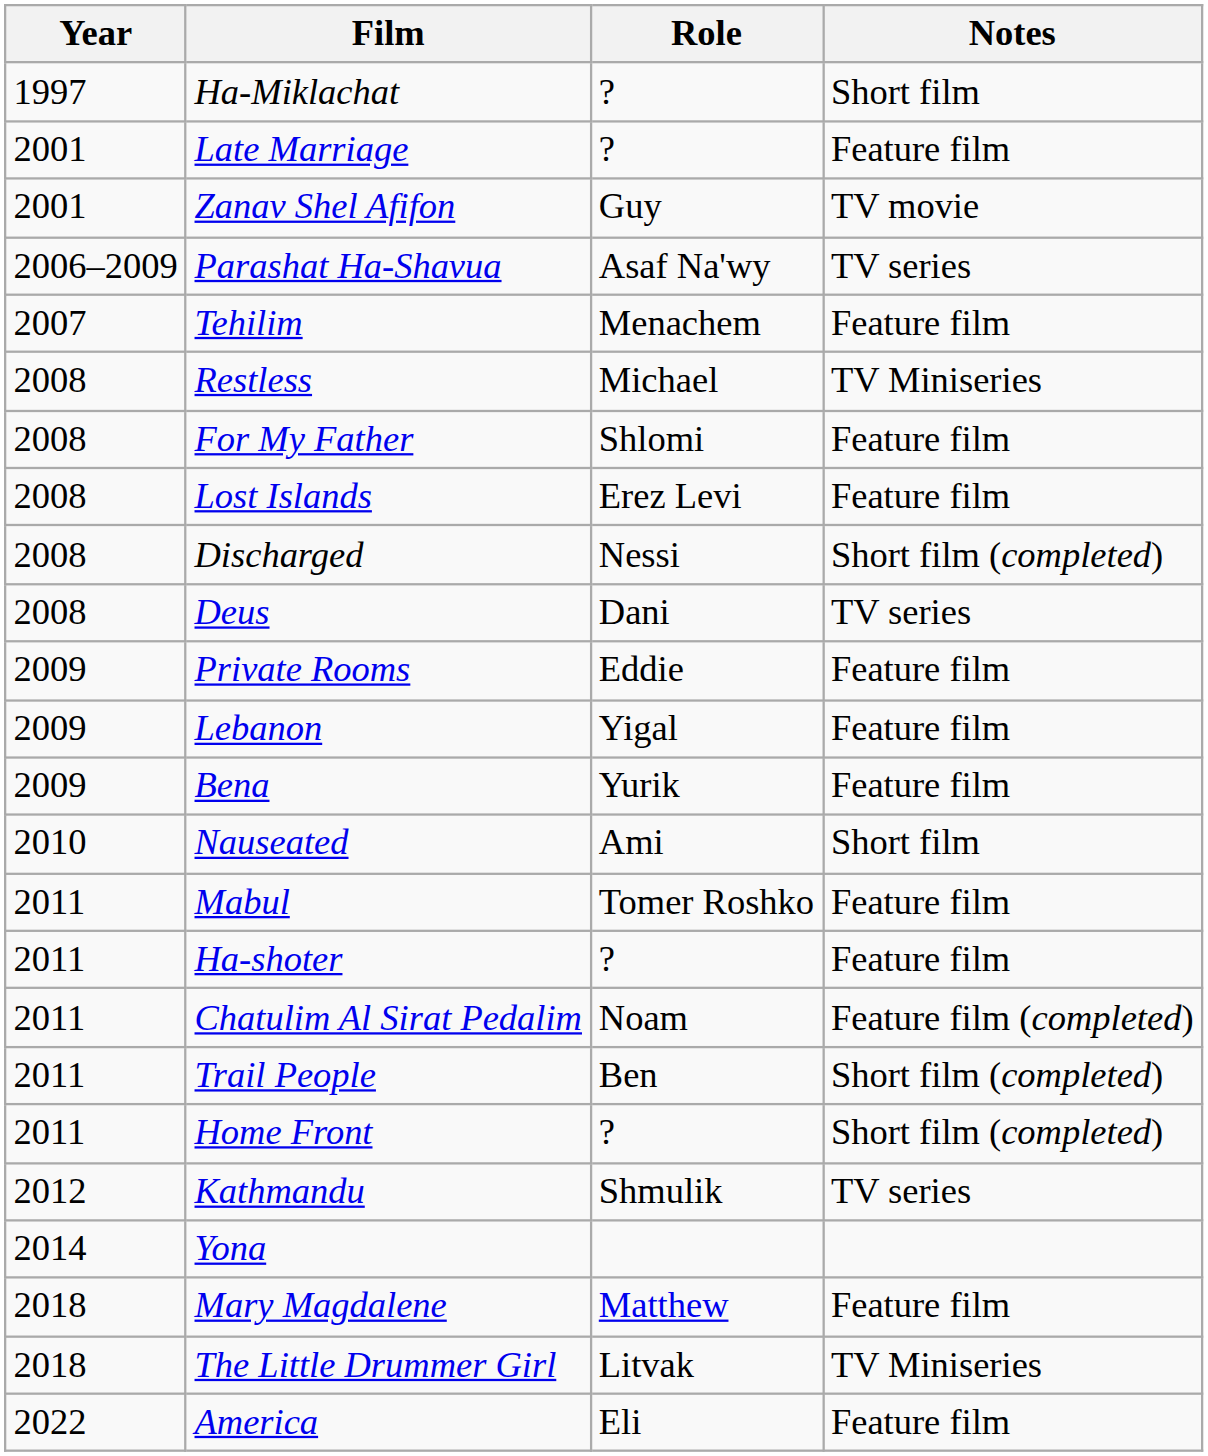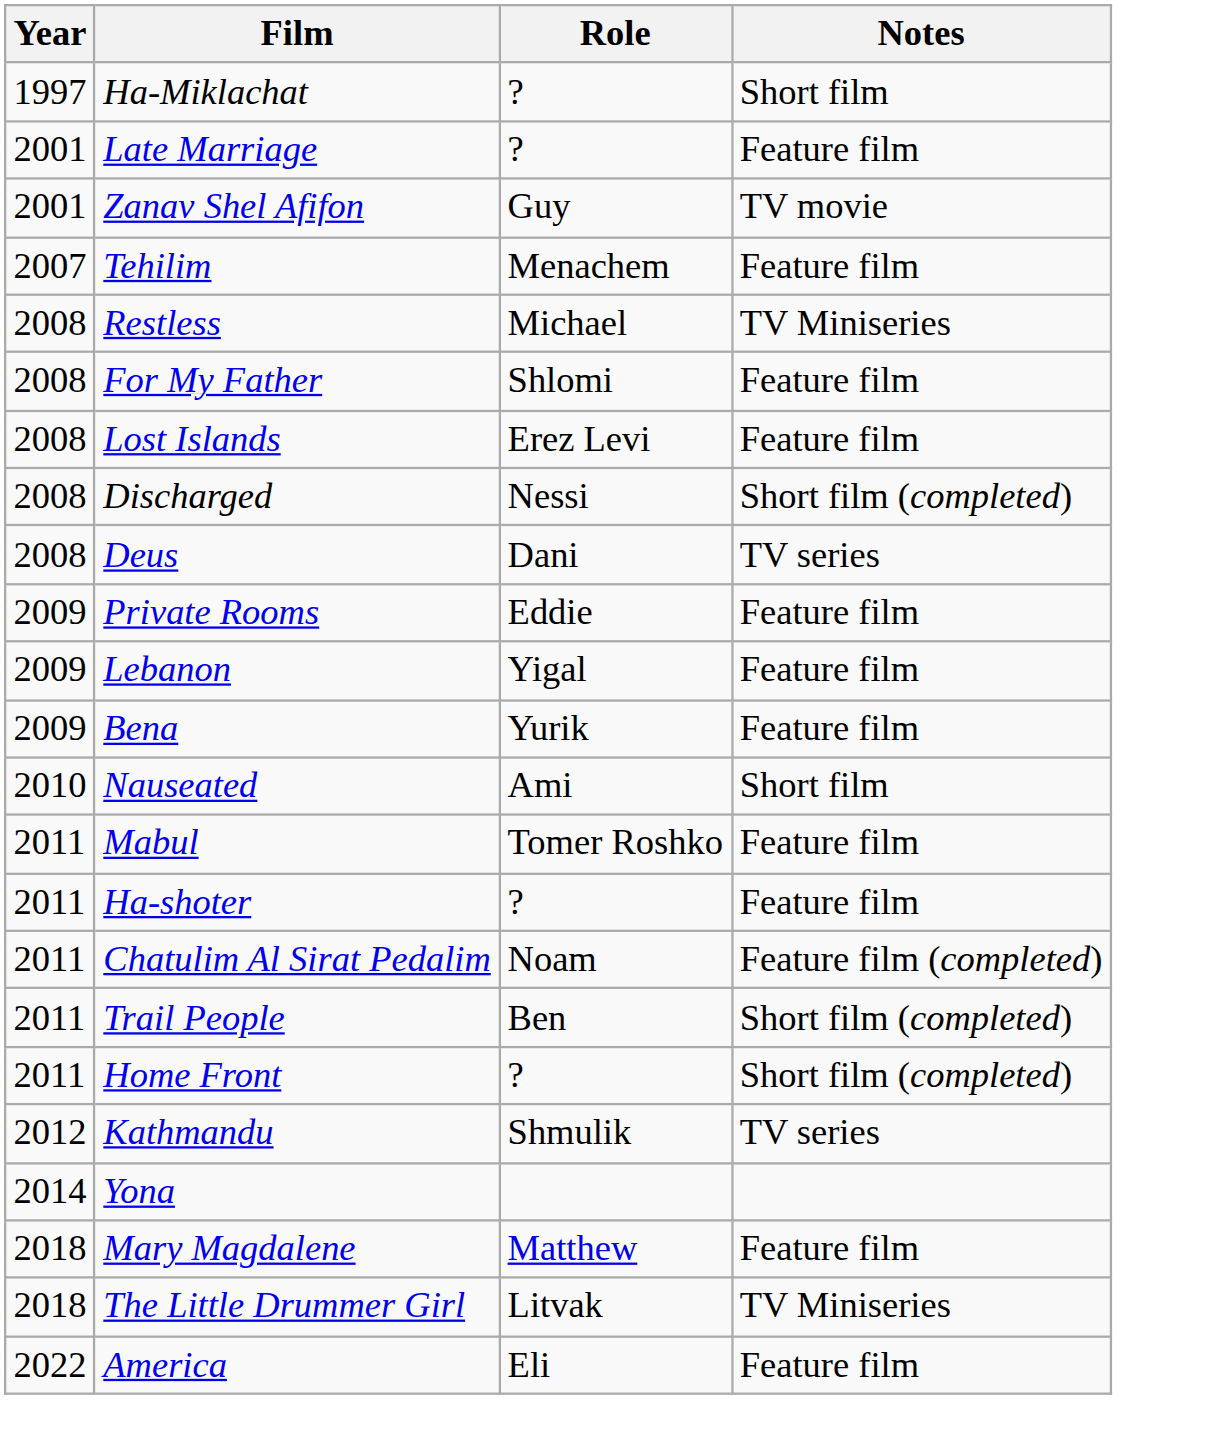- row: (348, 264)
